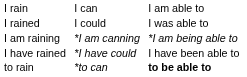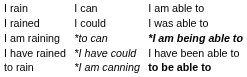(107, 38) *I am canning -> (91, 38) *to can
(193, 38) normal -> (196, 38) bold
(91, 68) *to can -> (107, 68) *I am canning
